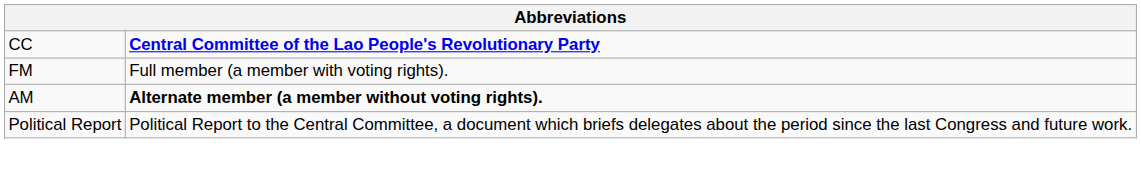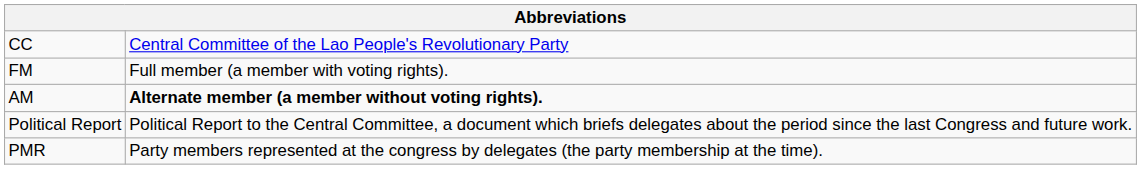(365, 44) bold -> (349, 44) normal
+ row: (27, 151)
